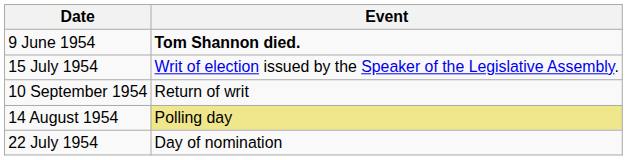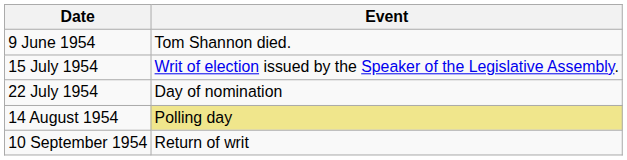(227, 42) bold -> (223, 42) normal
rows swapped: (53, 142) <-> (78, 92)
